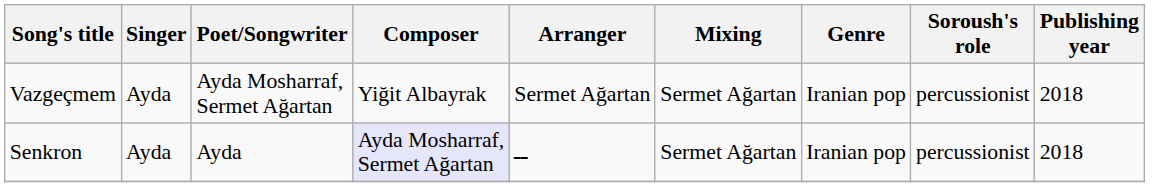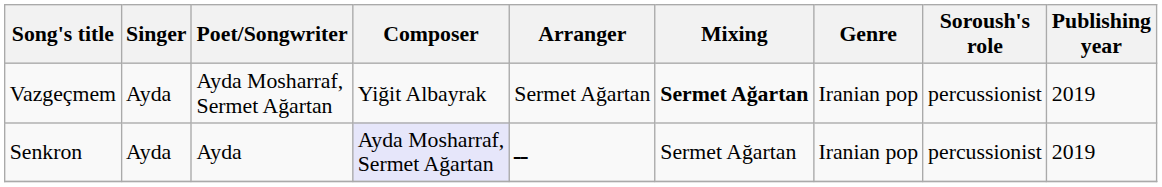(728, 92) normal -> (734, 92) bold
(1061, 92) 2018 -> (1074, 92) 2019
(1061, 151) 2018 -> (1074, 151) 2019
